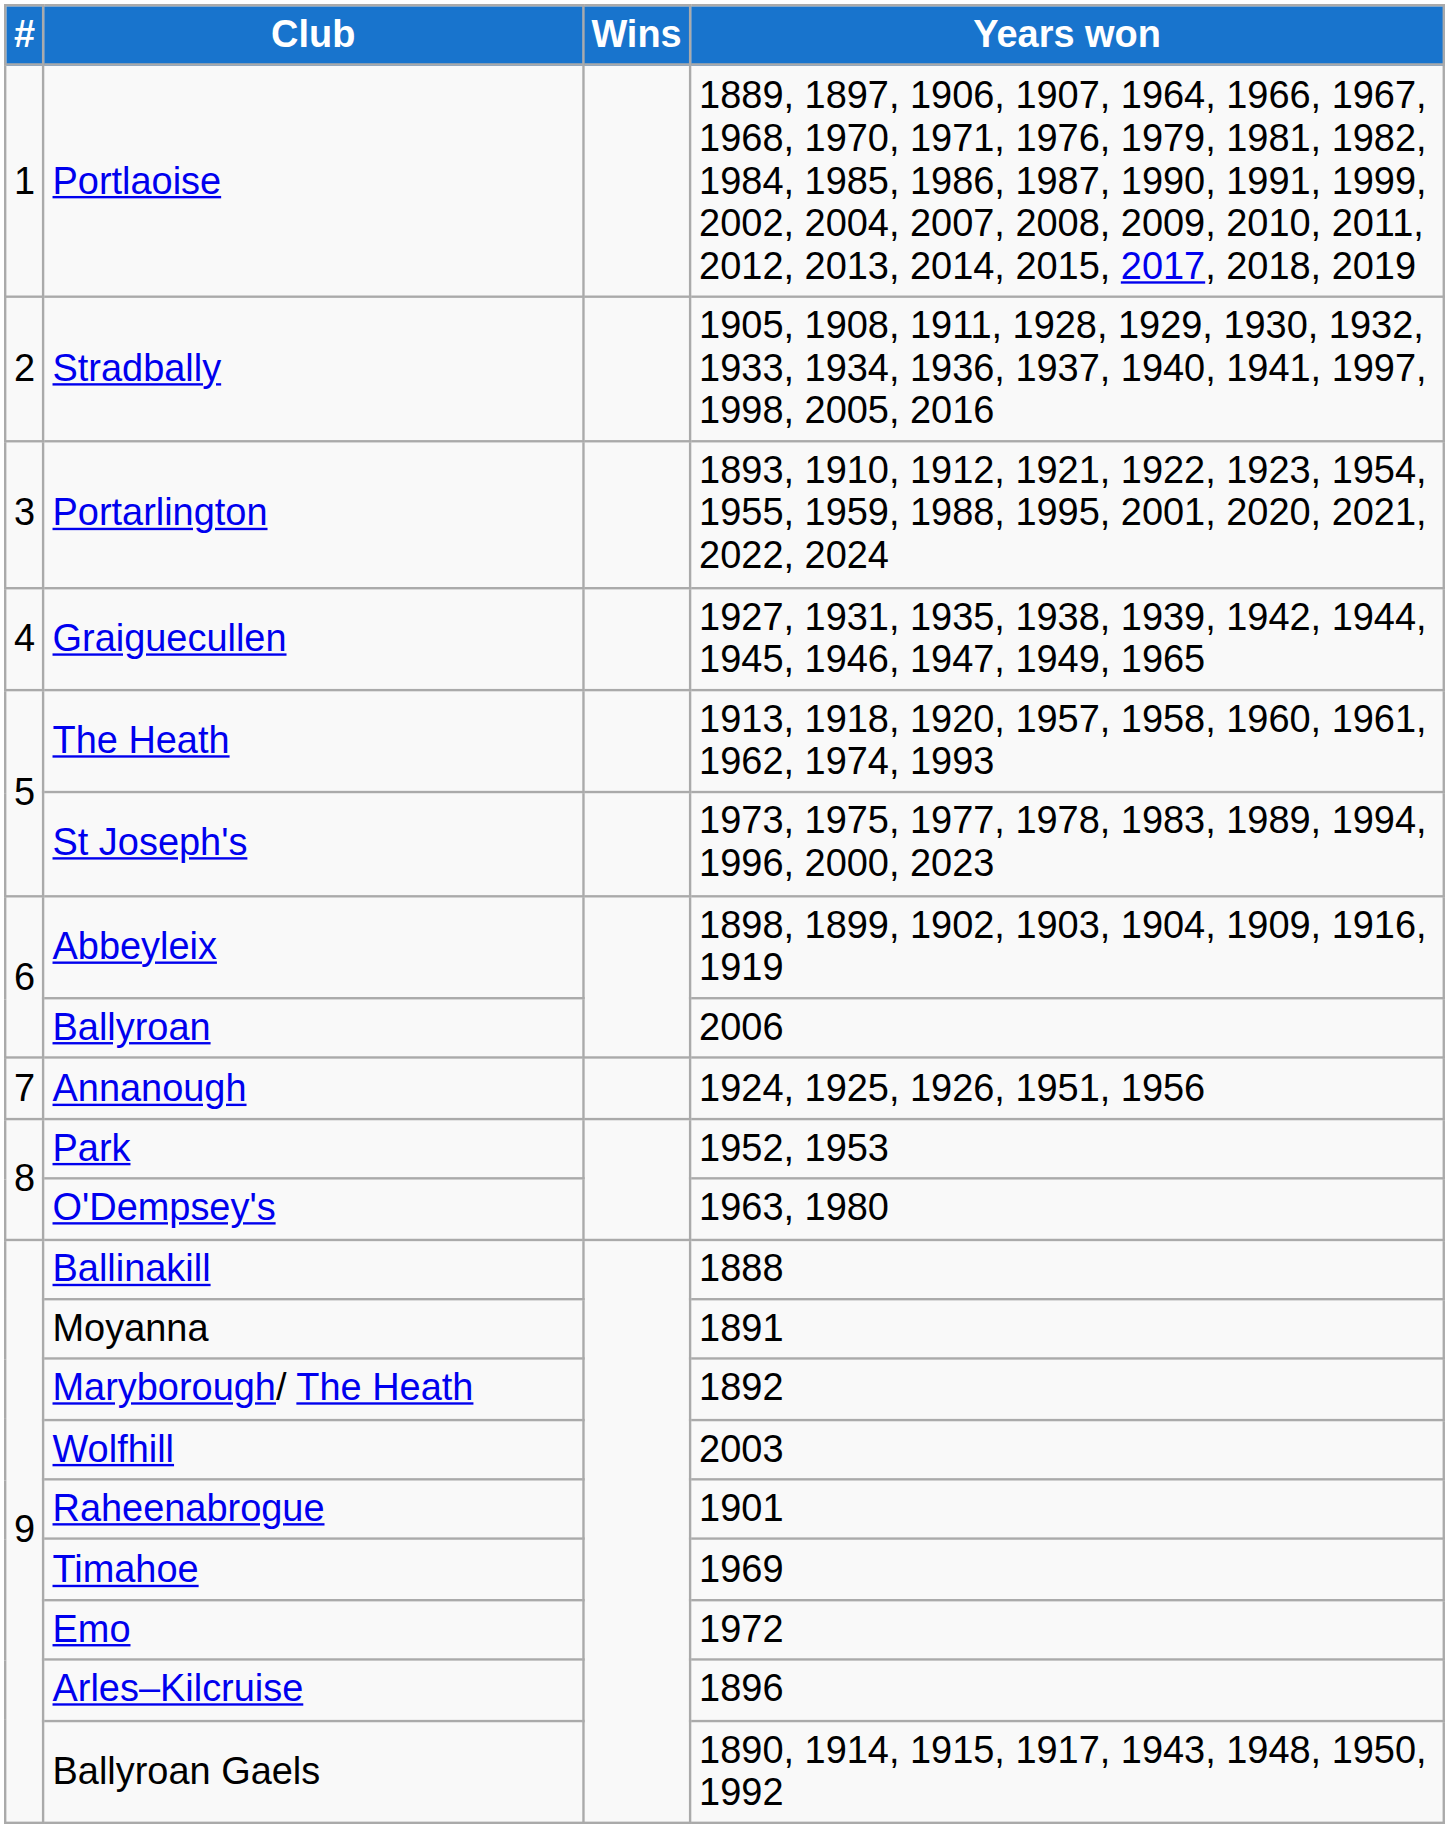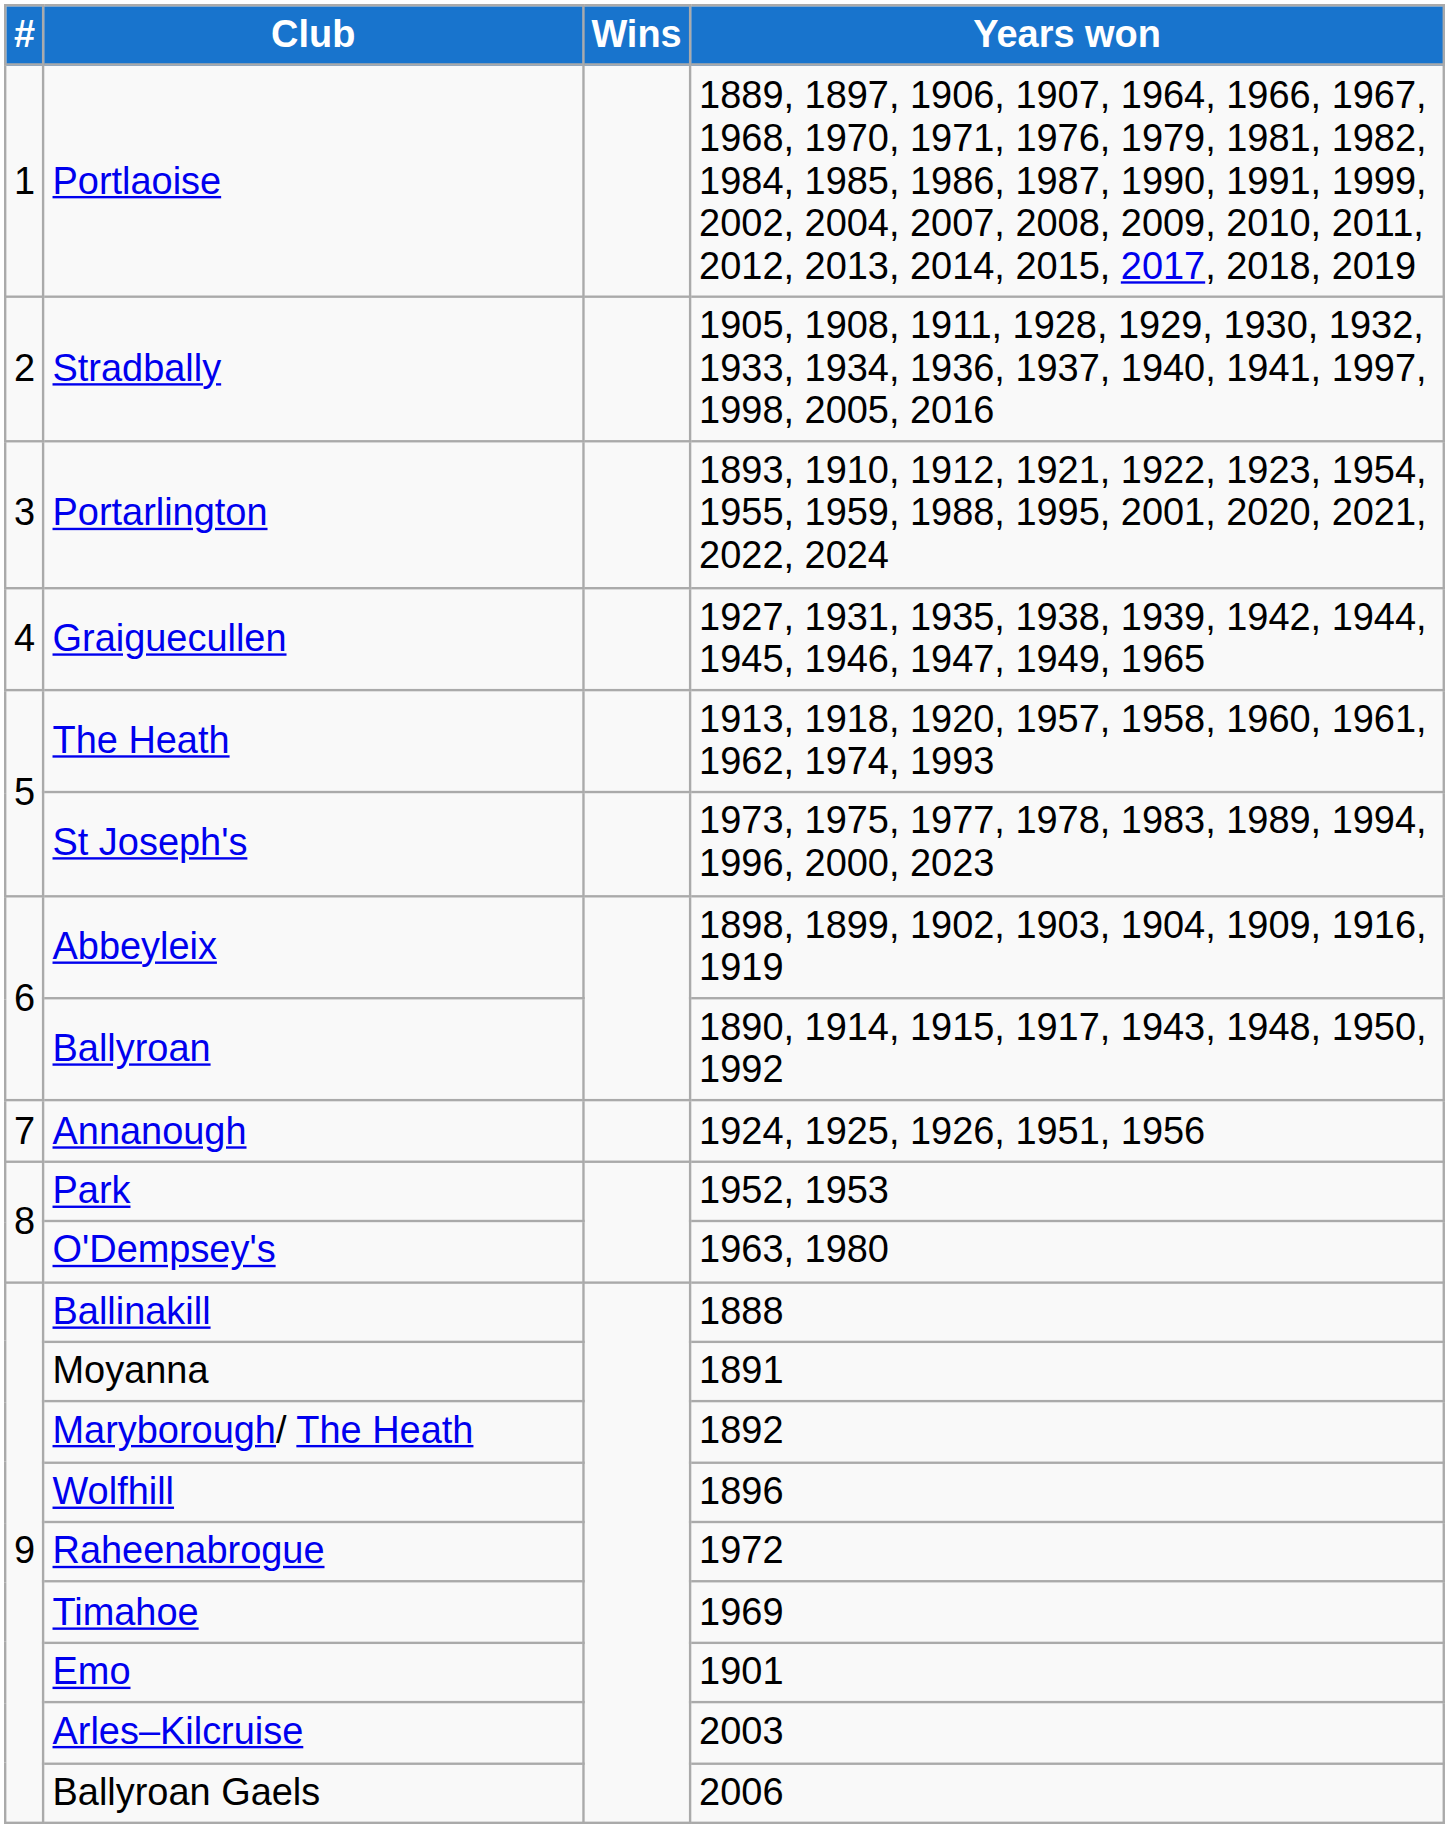(741, 1027) 2006 -> (1063, 1048) 1890, 1914, 1915, 1917, 1943, 1948, 1950, 1992
(741, 1448) 2003 -> (741, 1491) 1896
(741, 1508) 1901 -> (741, 1551) 1972
(741, 1628) 1972 -> (741, 1671) 1901
(741, 1689) 1896 -> (741, 1731) 2003
(1063, 1770) 1890, 1914, 1915, 1917, 1943, 1948, 1950, 1992 -> (741, 1791) 2006
